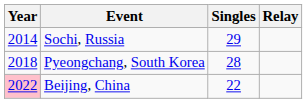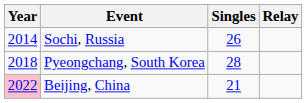(234, 39) 29 -> (234, 39) 26
(234, 86) 22 -> (234, 86) 21
